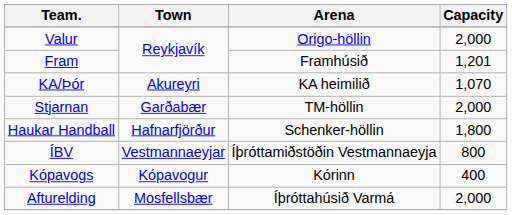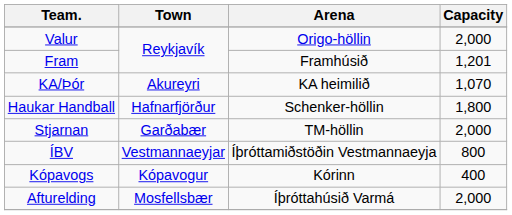rows swapped: (61, 107) <-> (61, 130)
